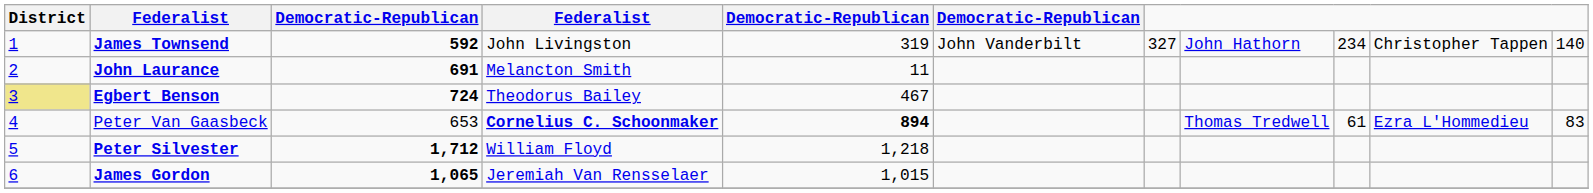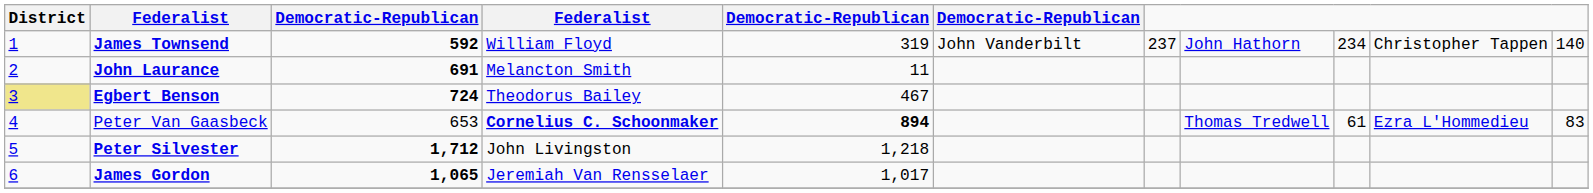(559, 44) John Livingston -> (549, 44) William Floyd
(1162, 44) 327 -> (1162, 44) 237
(549, 149) William Floyd -> (559, 149) John Livingston
(905, 175) 1,015 -> (905, 175) 1,017
